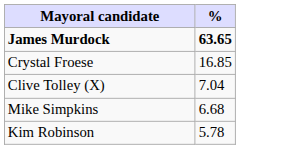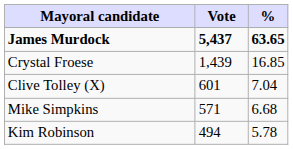+ column: (222, 16)
